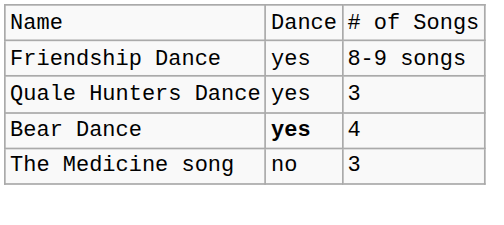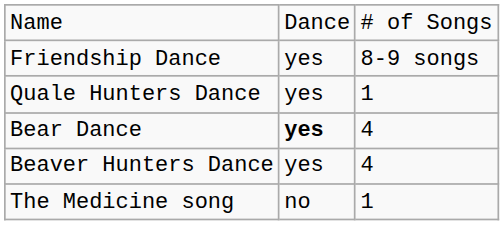(354, 94) 3 -> (367, 94) 1
+ row: (142, 166)
(354, 166) 3 -> (367, 202) 1
